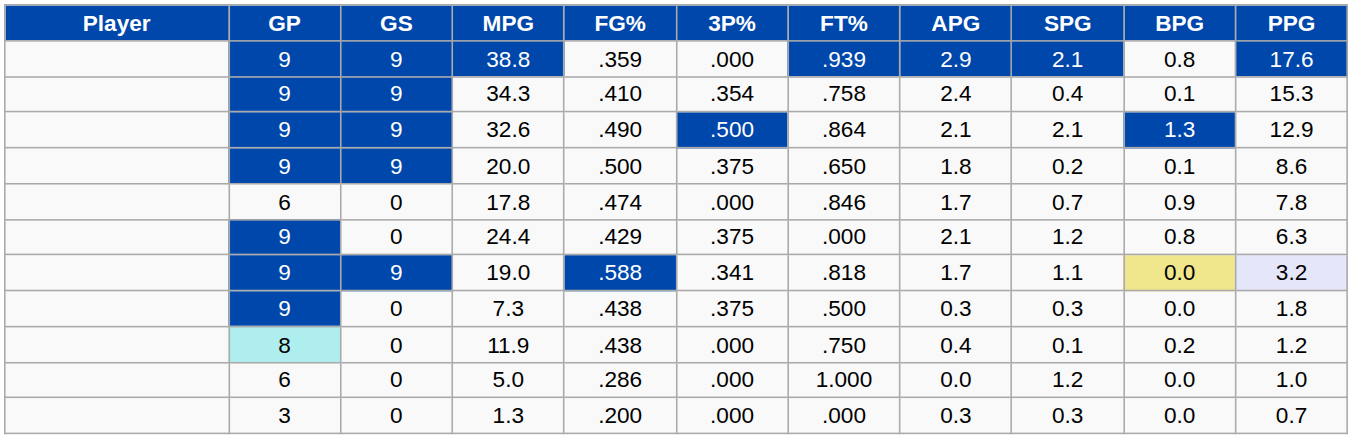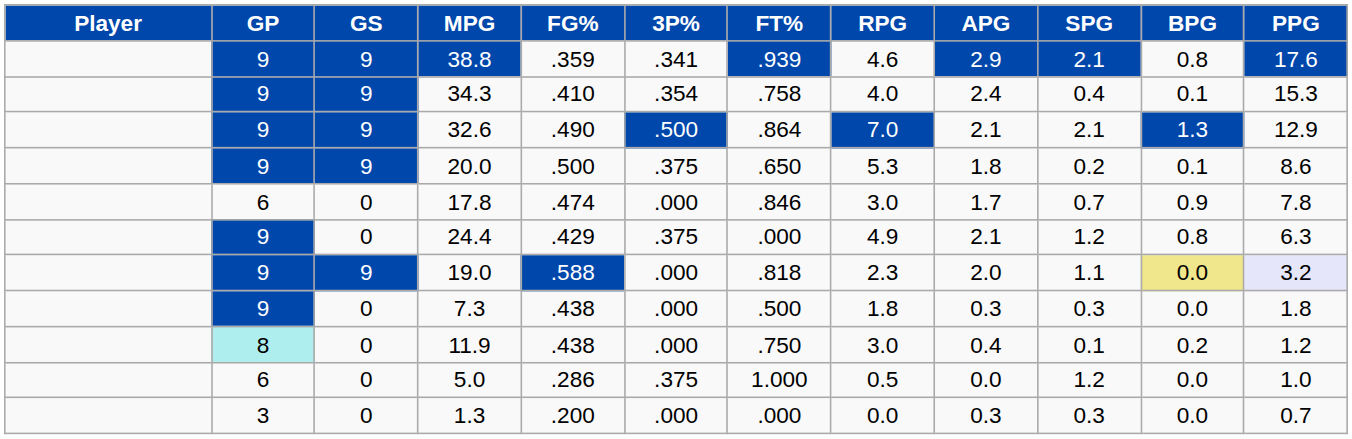+ column: (883, 23)
(732, 59) .000 -> (676, 59) .341
(732, 273) .341 -> (676, 273) .000
(956, 273) 1.7 -> (986, 273) 2.0
(732, 309) .375 -> (676, 309) .000
(732, 380) .000 -> (676, 380) .375
